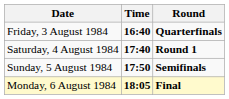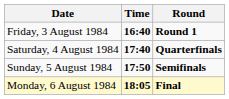(189, 31) Quarterfinals -> (176, 31) Round 1
(176, 49) Round 1 -> (189, 49) Quarterfinals
